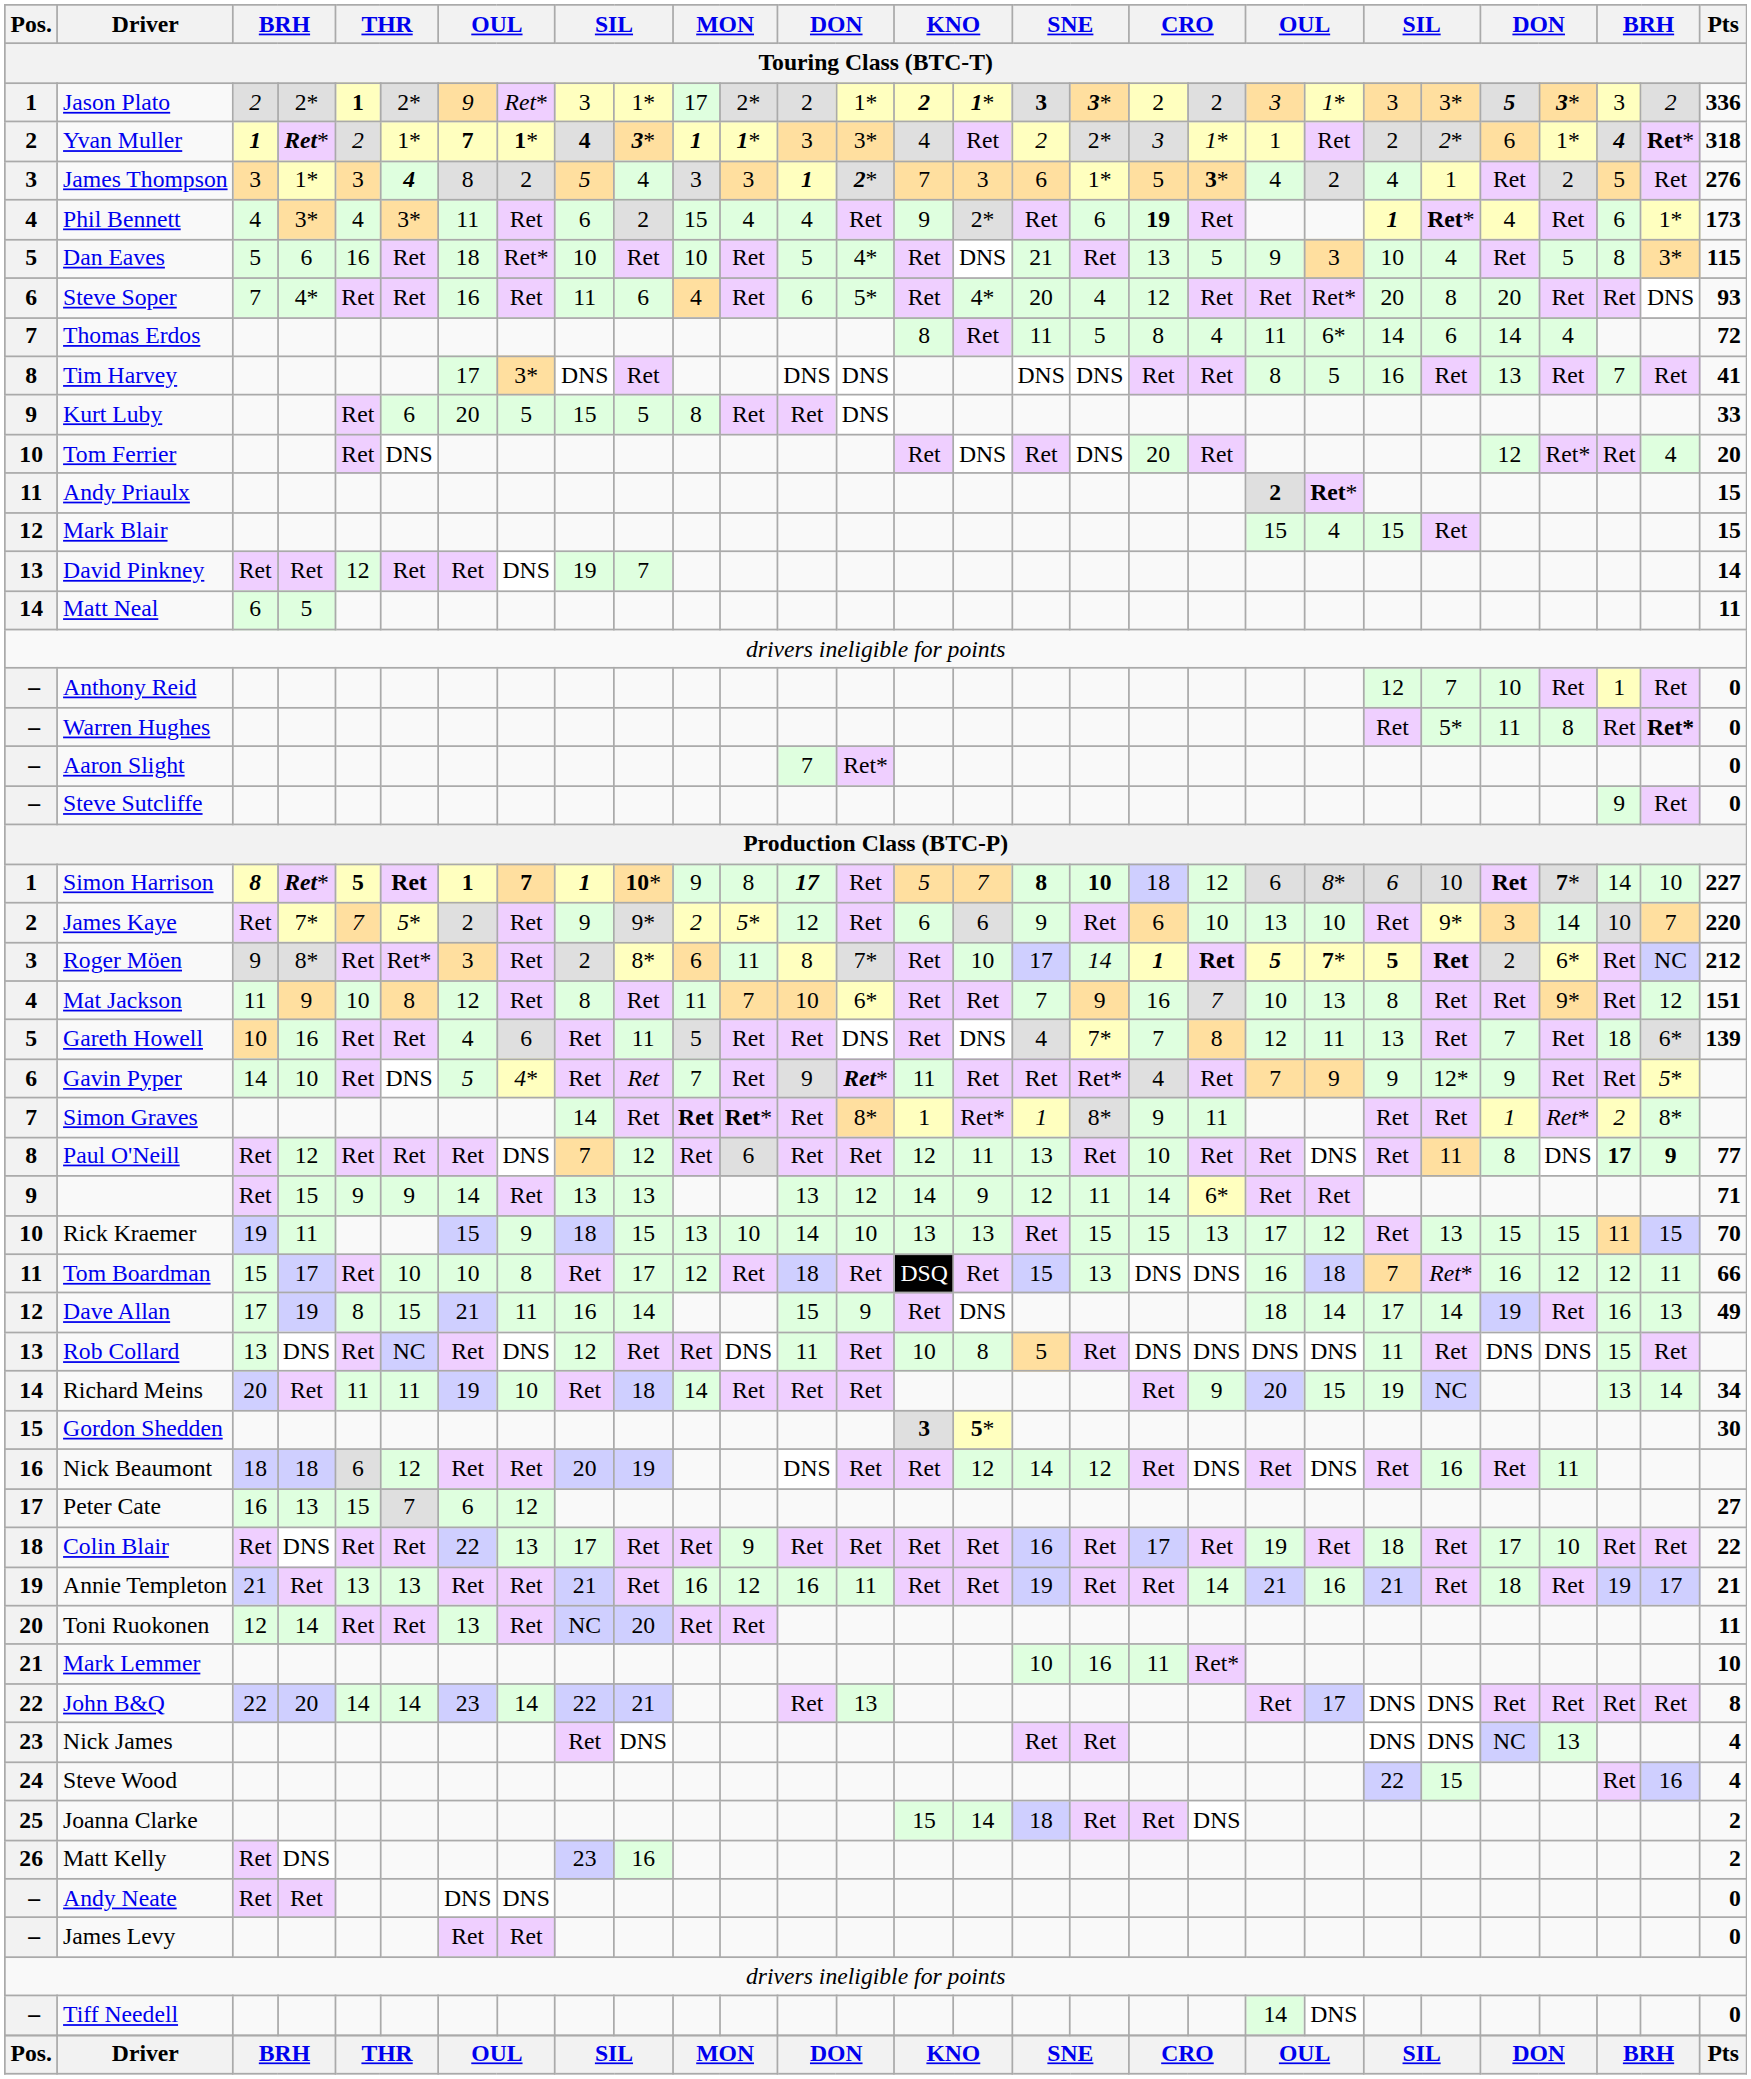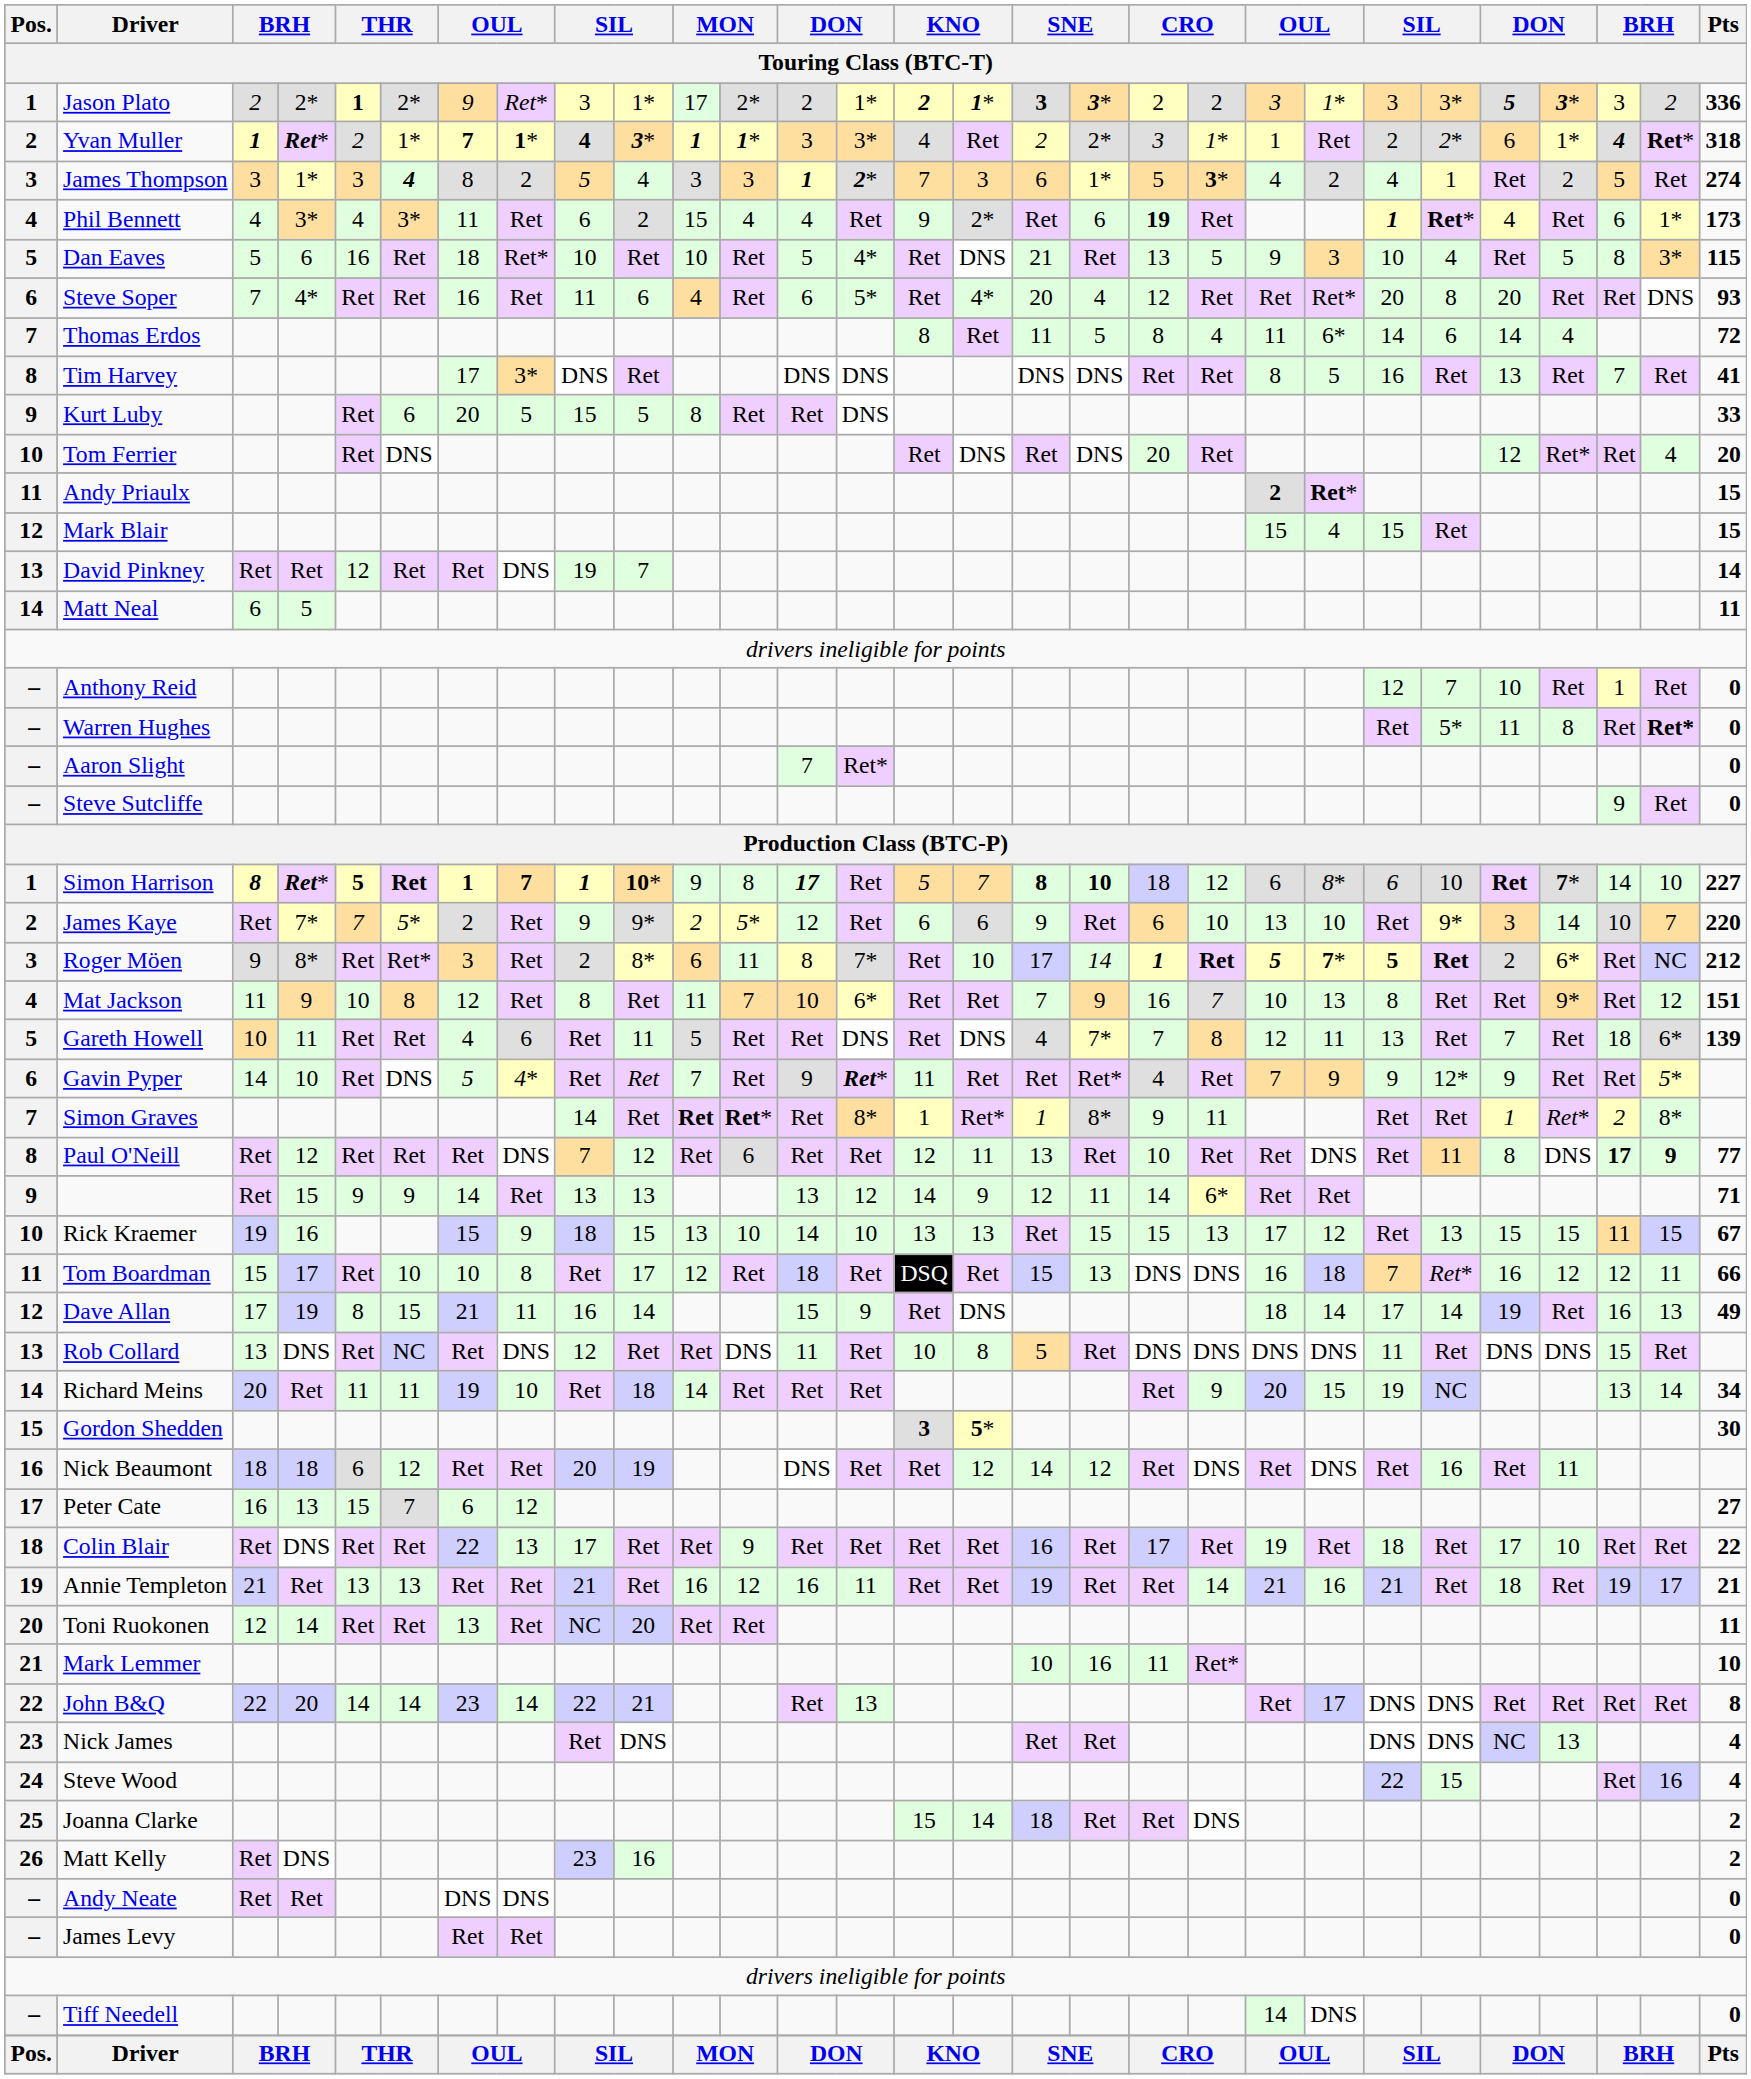(1723, 179) 276 -> (1723, 179) 274
(306, 1038) 16 -> (306, 1038) 11
(306, 1233) 11 -> (306, 1233) 16
(1729, 1233) 70 -> (1729, 1233) 67
